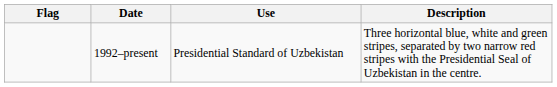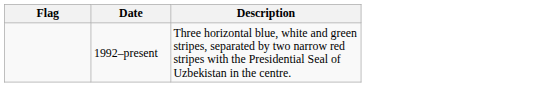- column: (266, 13)
